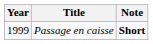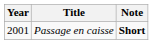(18, 30) 1999 -> (18, 30) 2001
